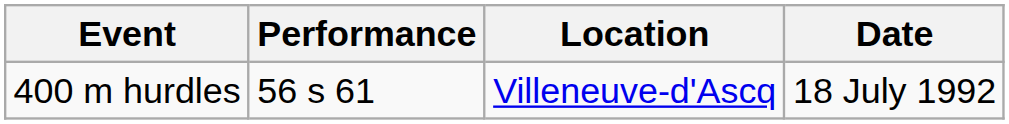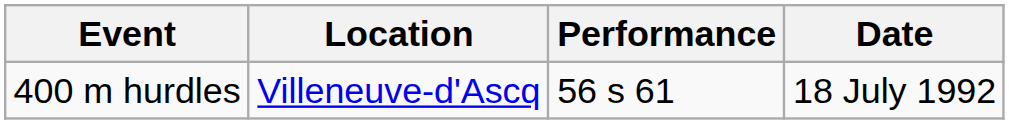columns swapped: (367, 34) <-> (635, 34)
